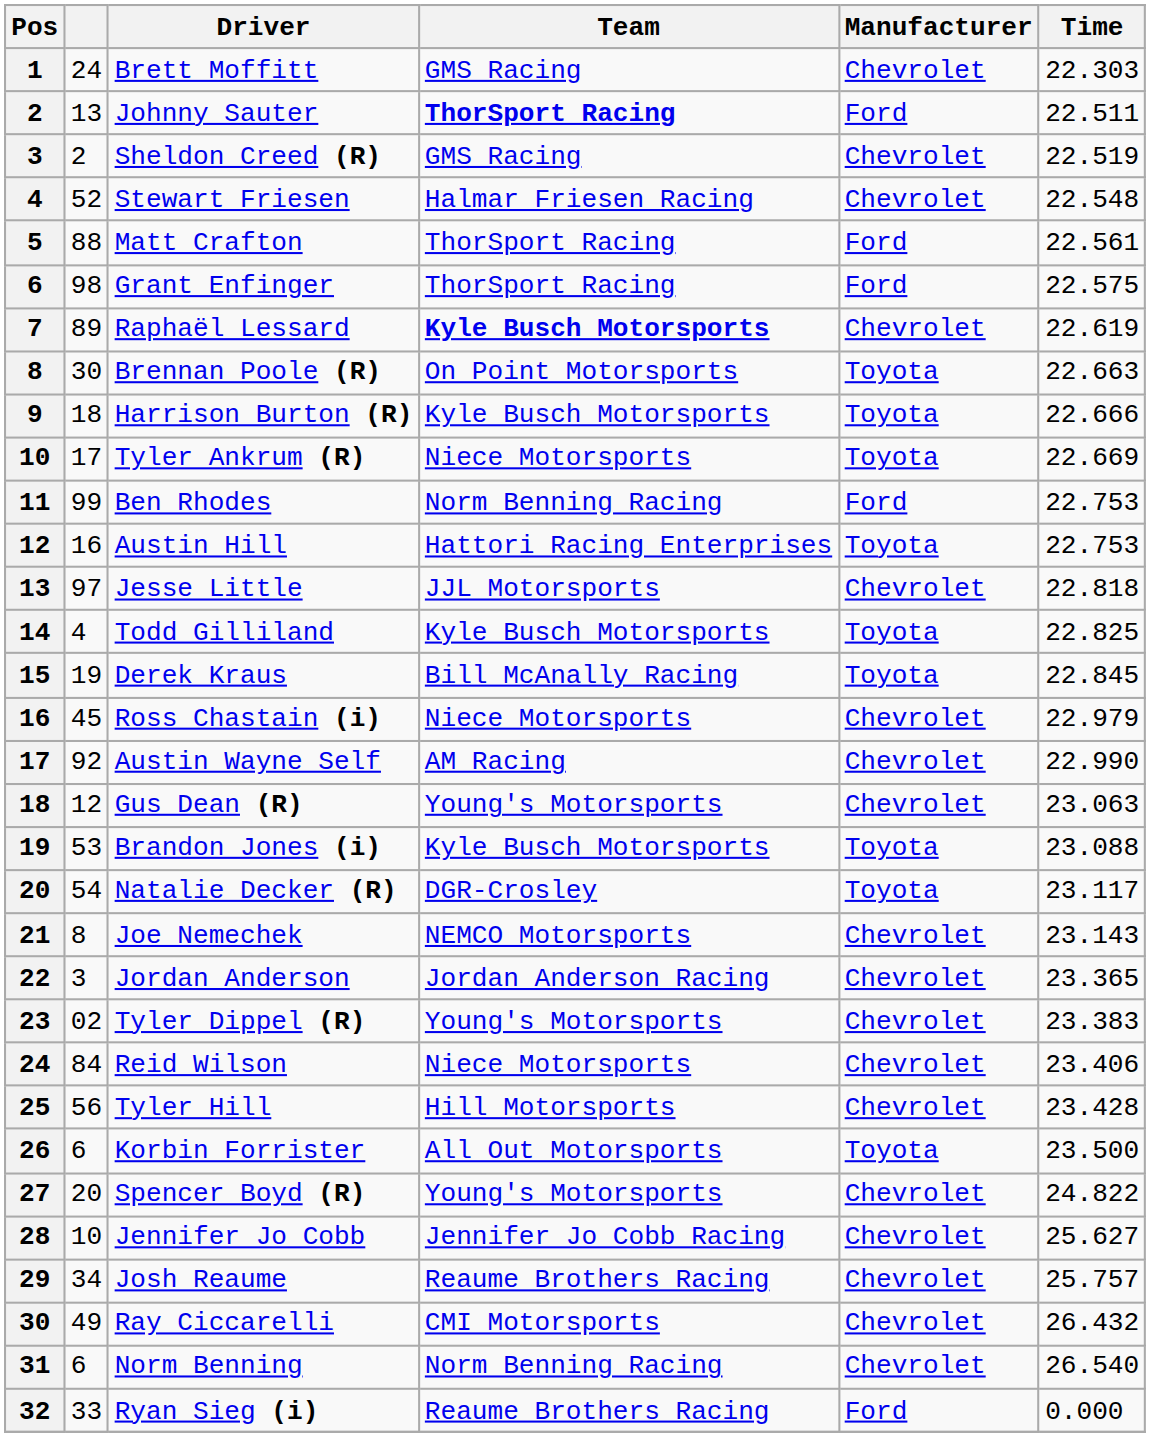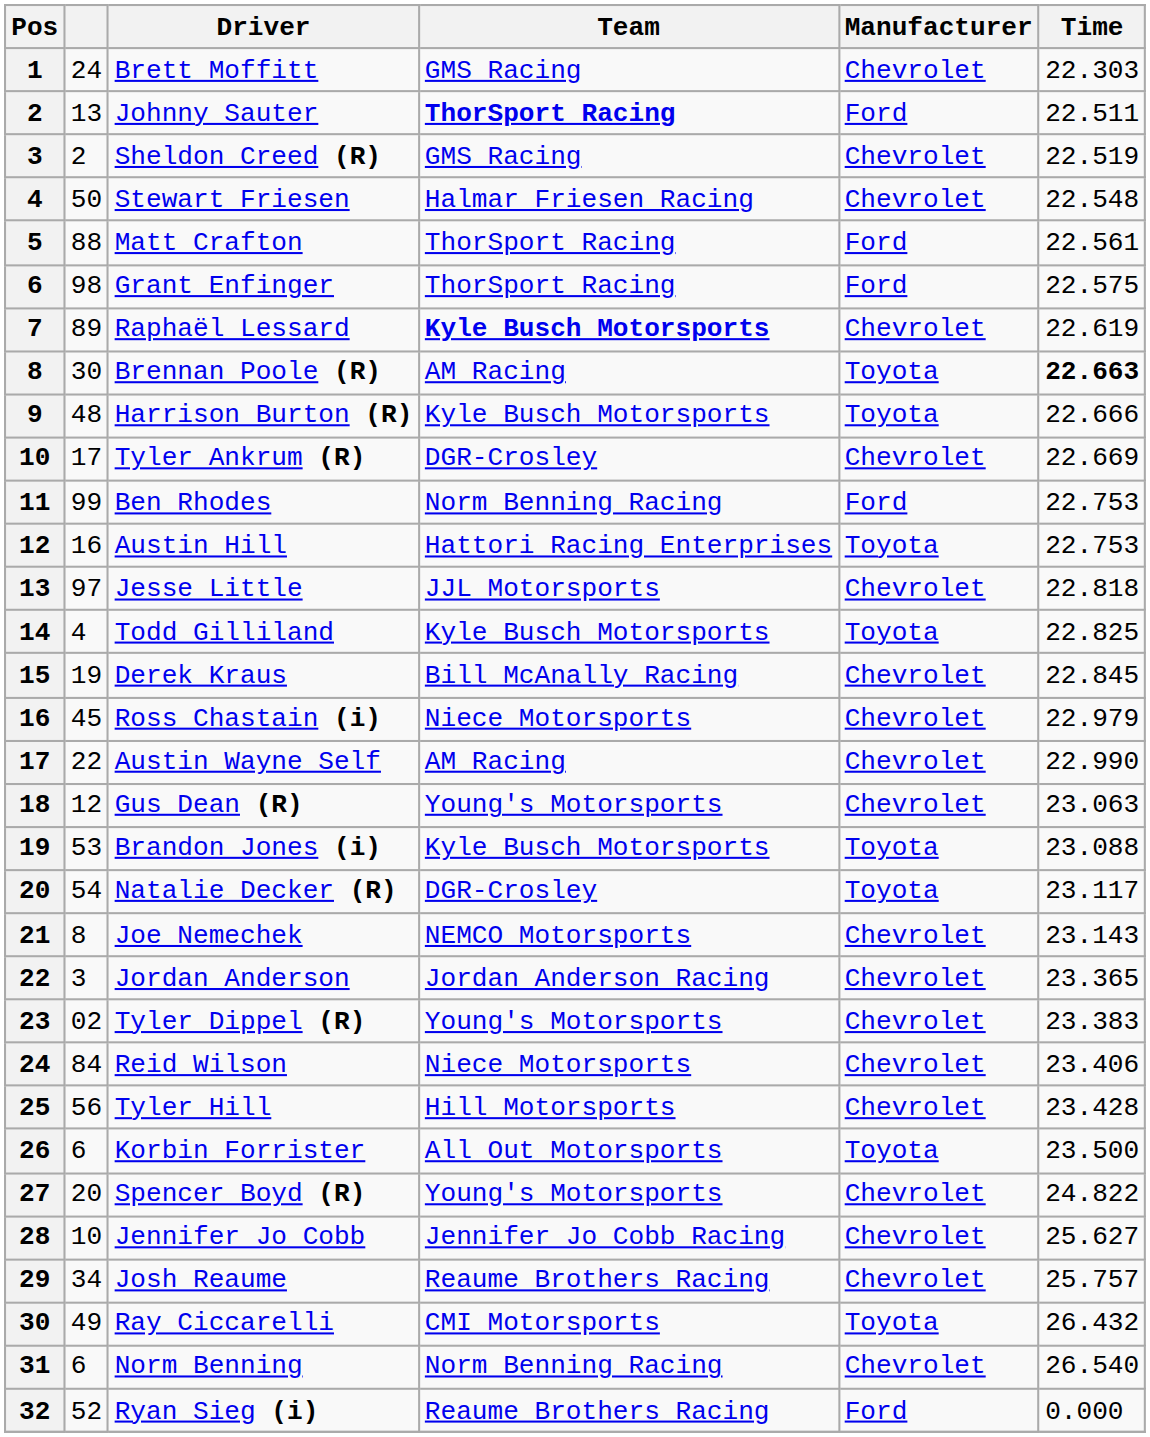(86, 199) 52 -> (86, 199) 50
(582, 372) On Point Motorsports -> (495, 372) AM Racing
(1092, 372) normal -> (1092, 372) bold
(86, 416) 18 -> (86, 416) 48
(558, 459) Niece Motorsports -> (511, 459) DGR-Crosley
(892, 459) Toyota -> (915, 459) Chevrolet
(892, 675) Toyota -> (915, 675) Chevrolet
(86, 761) 92 -> (86, 761) 22
(915, 1324) Chevrolet -> (892, 1324) Toyota
(86, 1410) 33 -> (86, 1410) 52
